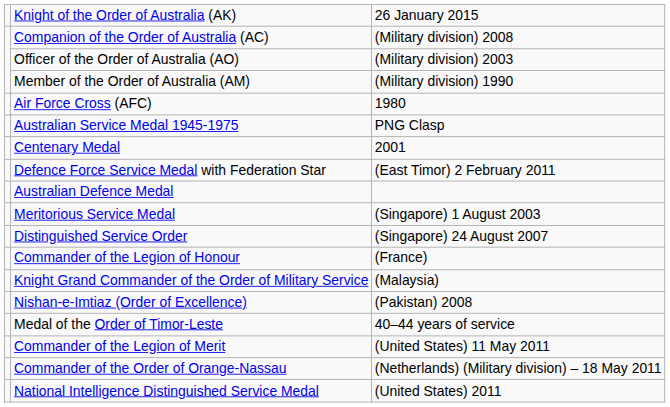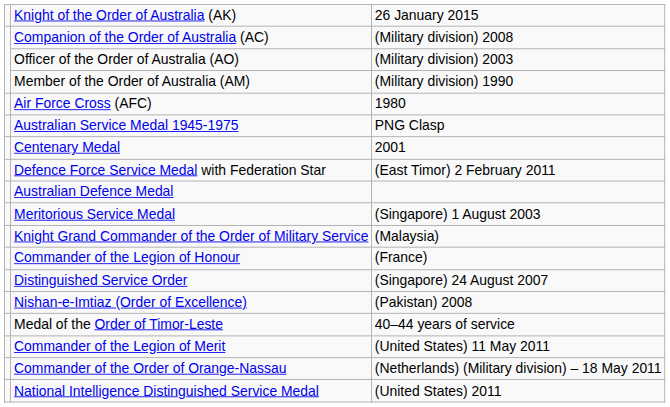rows swapped: (191, 280) <-> (101, 236)
